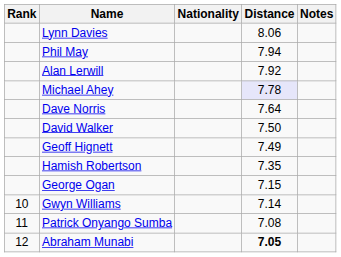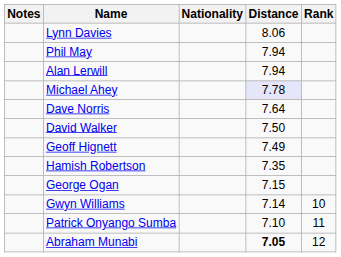columns swapped: (22, 14) <-> (317, 14)
(270, 71) 7.92 -> (274, 71) 7.94
(270, 223) 7.08 -> (274, 223) 7.10
